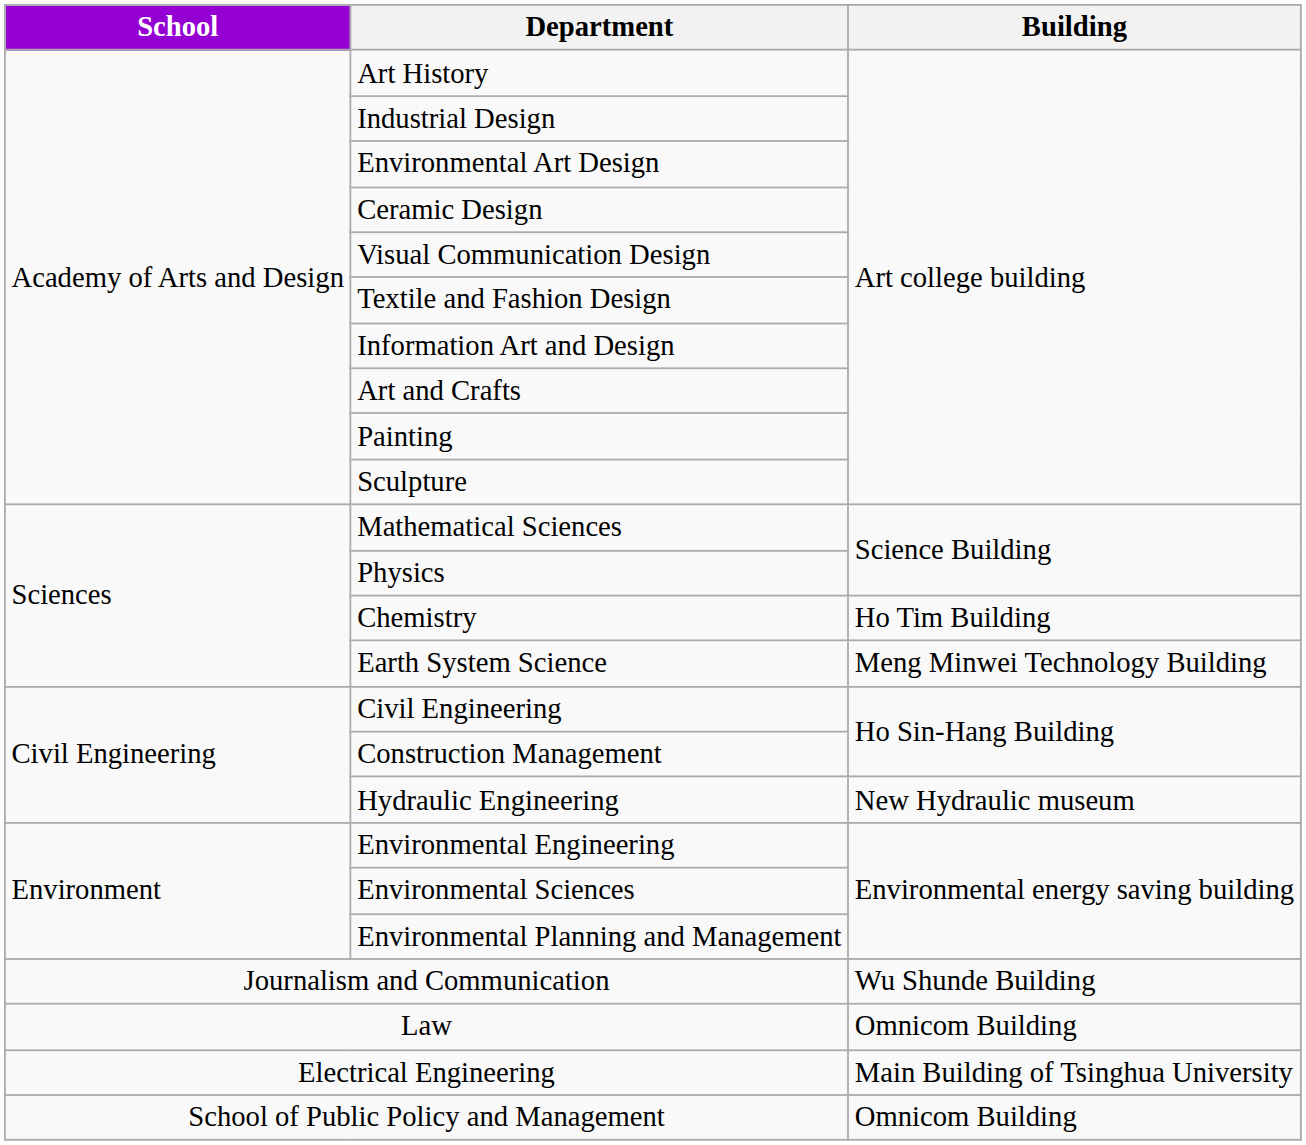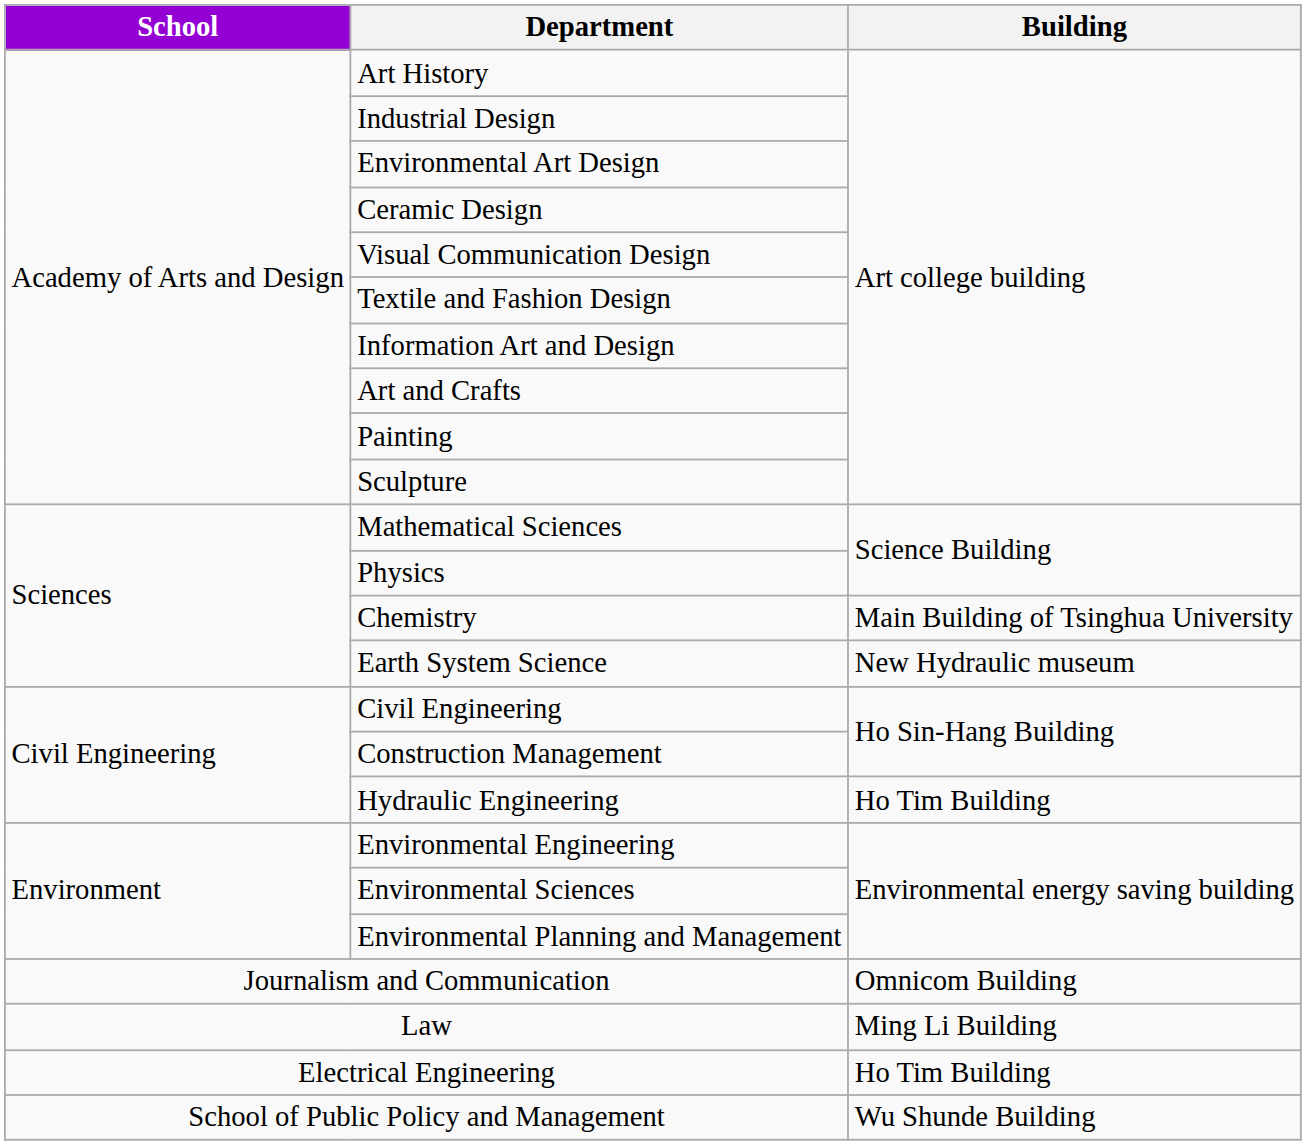(953, 617) Ho Tim Building -> (1074, 617) Main Building of Tsinghua University
(1061, 663) Meng Minwei Technology Building -> (995, 663) New Hydraulic museum
(995, 799) New Hydraulic museum -> (953, 799) Ho Tim Building
(975, 981) Wu Shunde Building -> (966, 981) Omnicom Building
(966, 1026) Omnicom Building -> (956, 1026) Ming Li Building
(1074, 1071) Main Building of Tsinghua University -> (953, 1071) Ho Tim Building
(966, 1117) Omnicom Building -> (975, 1117) Wu Shunde Building
